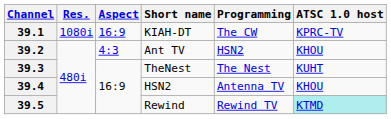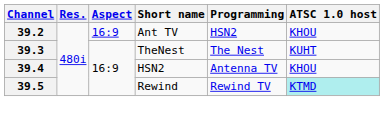- row: (31, 32)
(109, 50) 4:3 -> (105, 32) 16:9
